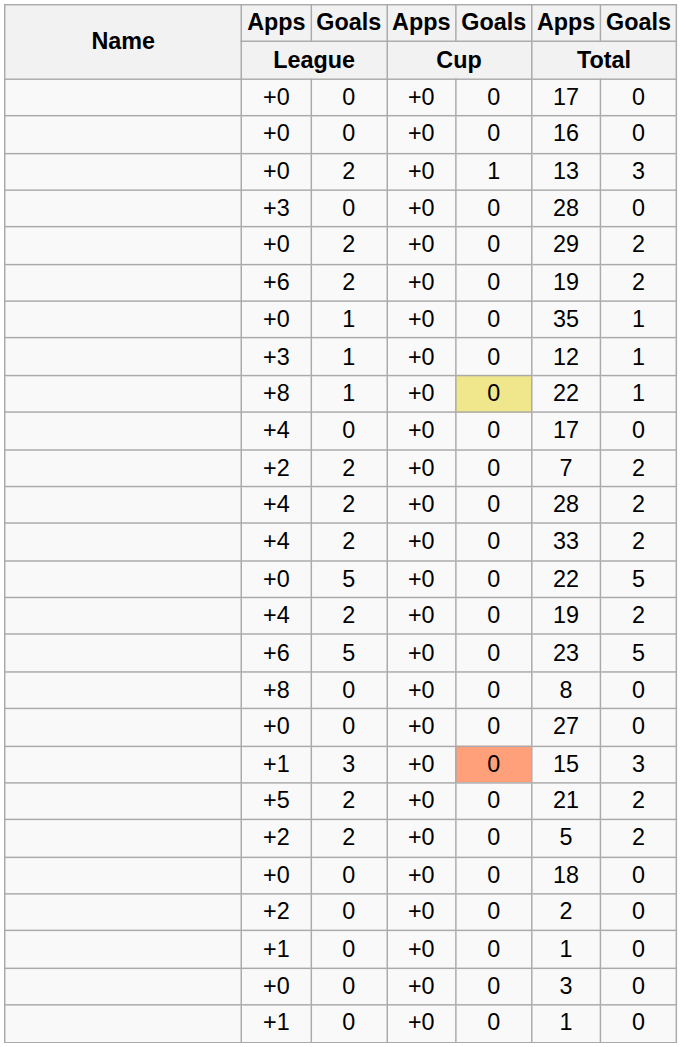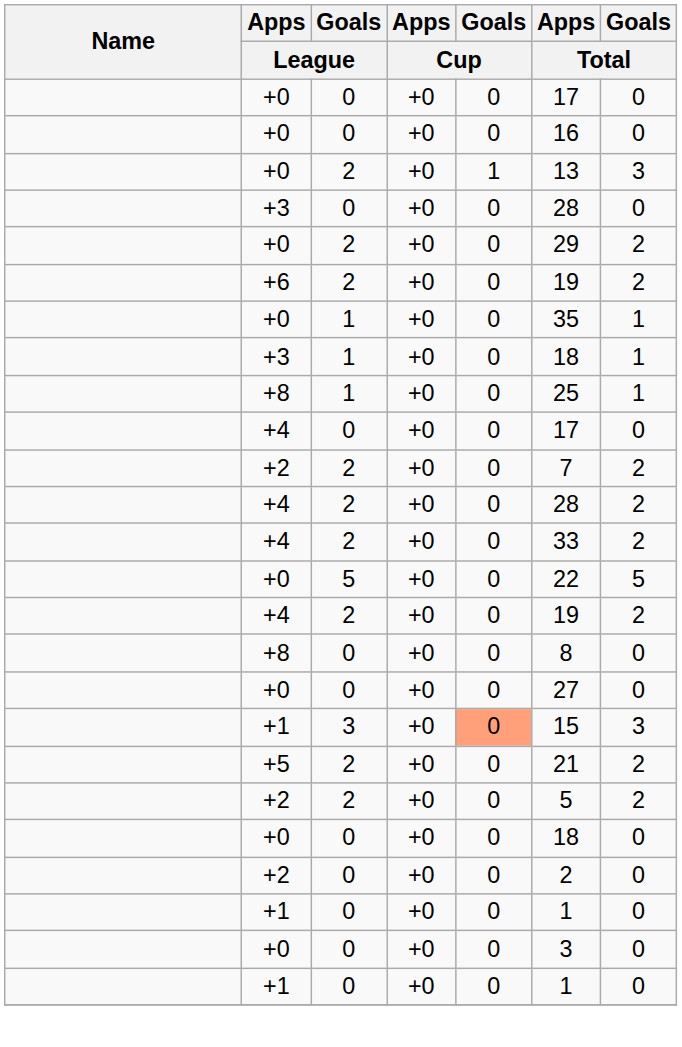(566, 356) 12 -> (566, 356) 18
(494, 393) khaki background -> (494, 393) no background
(566, 393) 22 -> (566, 393) 25
- row: (276, 652)
